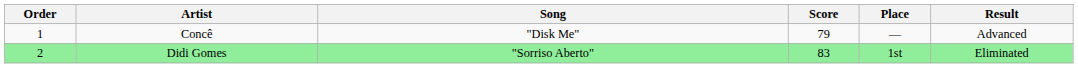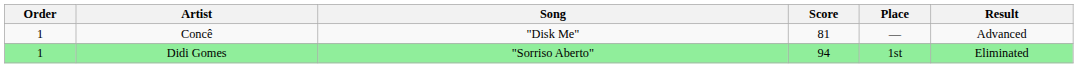(824, 33) 79 -> (824, 33) 81
(40, 53) 2 -> (40, 53) 1
(824, 53) 83 -> (824, 53) 94
